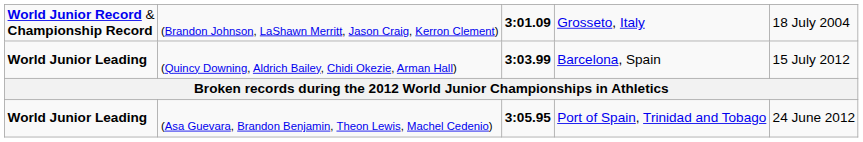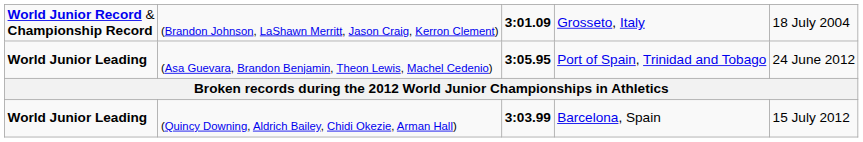rows swapped: (327, 126) <-> (309, 68)
